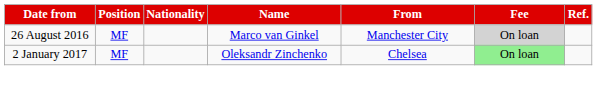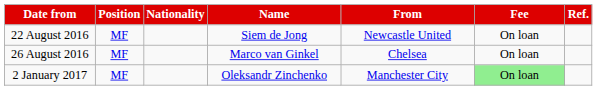+ row: (50, 35)
(407, 35) Manchester City -> (407, 55) Chelsea
(519, 35) lightgrey background -> (519, 55) no background
(407, 55) Chelsea -> (407, 75) Manchester City
